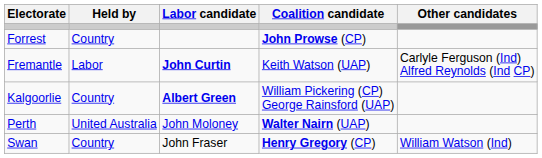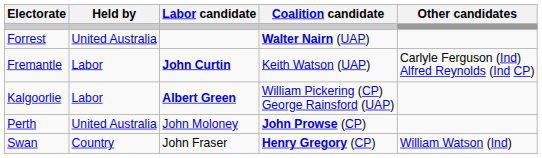(93, 39) Country -> (114, 39) United Australia
(314, 39) John Prowse (CP) -> (316, 39) Walter Nairn (UAP)
(93, 98) Country -> (87, 98) Labor
(316, 124) Walter Nairn (UAP) -> (314, 124) John Prowse (CP)
